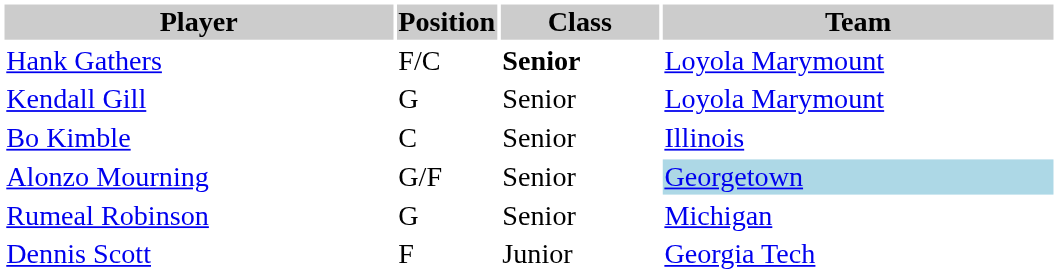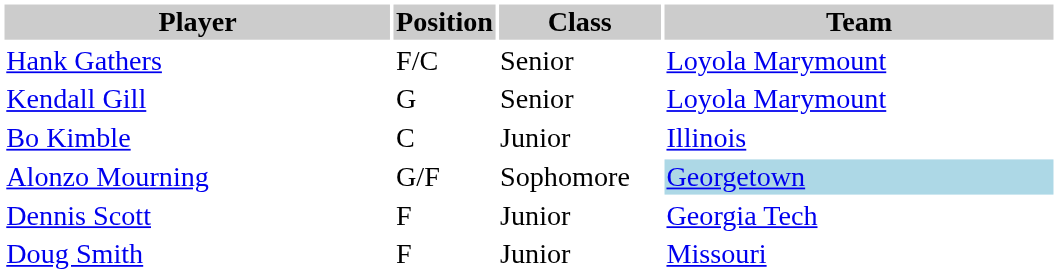(541, 60) bold -> (537, 60) normal
(539, 137) Senior -> (535, 137) Junior
(539, 176) Senior -> (565, 176) Sophomore
- row: (108, 215)
+ row: (75, 254)
